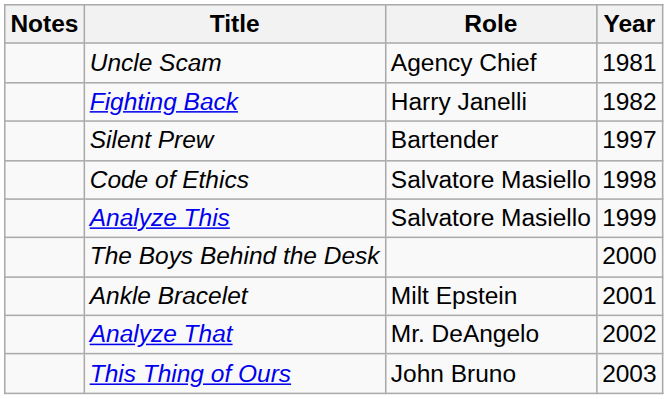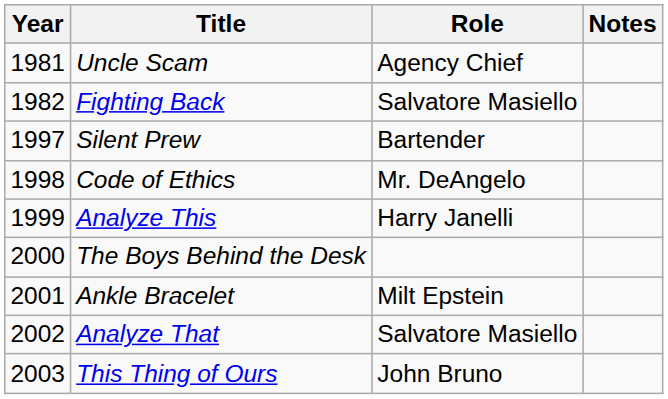columns swapped: (629, 23) <-> (44, 23)
(459, 101) Harry Janelli -> (477, 101) Salvatore Masiello
(491, 179) Salvatore Masiello -> (451, 179) Mr. DeAngelo
(491, 218) Salvatore Masiello -> (445, 218) Harry Janelli
(465, 334) Mr. DeAngelo -> (477, 334) Salvatore Masiello
